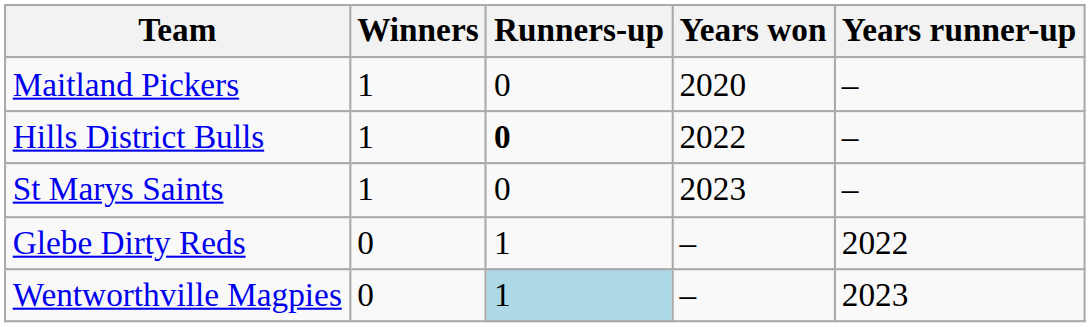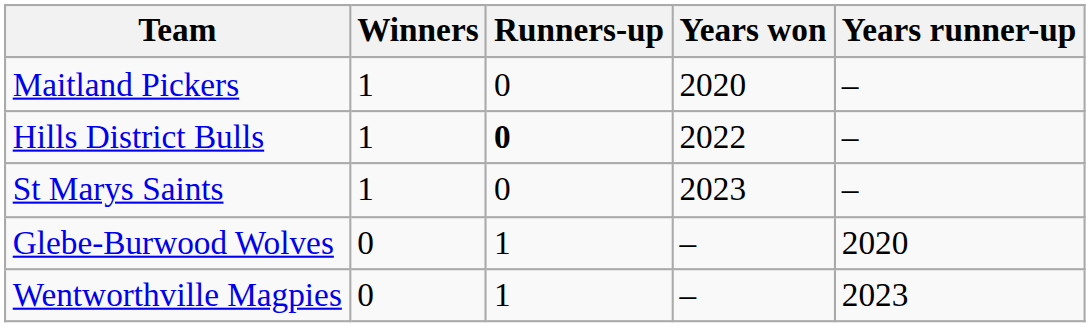+ row: (173, 242)
- row: (129, 242)
(502, 294) lightblue background -> (502, 294) no background
